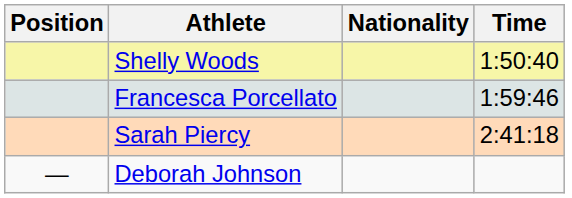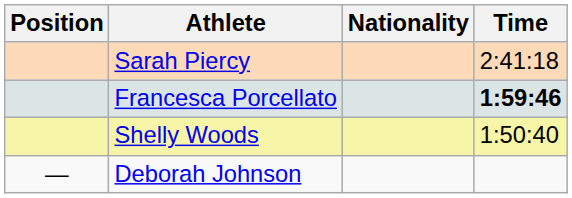rows swapped: (187, 60) <-> (182, 135)
(519, 98) normal -> (521, 98) bold
